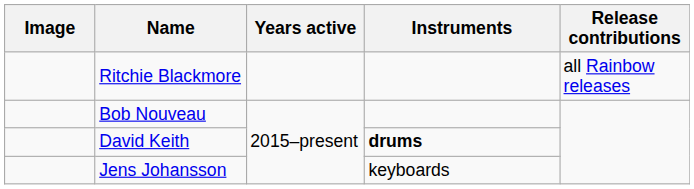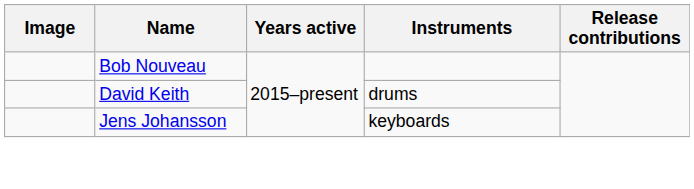- row: (170, 76)
(395, 141) bold -> (393, 94) normal
